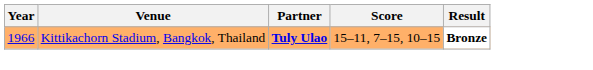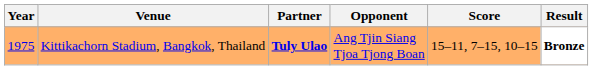+ column: (379, 15)
(21, 38) 1966 -> (21, 45) 1975
